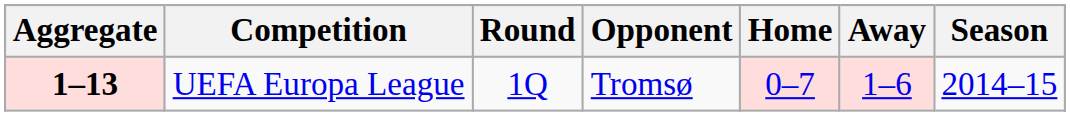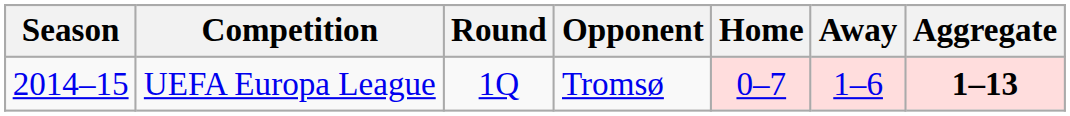columns swapped: (999, 30) <-> (85, 30)
